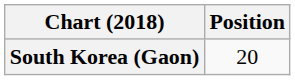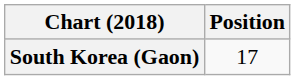(247, 56) 20 -> (247, 56) 17
